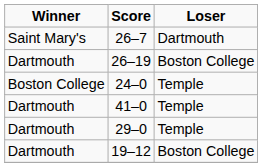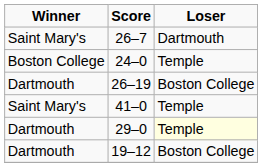rows swapped: (131, 84) <-> (131, 61)
(41, 106) Dartmouth -> (47, 106) Saint Mary's
(181, 129) no background -> (181, 129) lightyellow background
